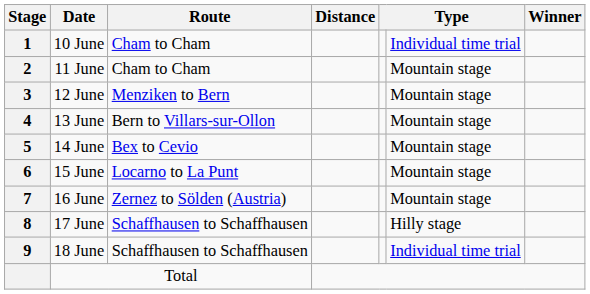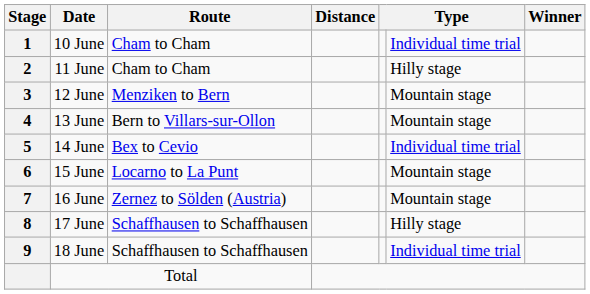(441, 69) Mountain stage -> (426, 69) Hilly stage
(441, 146) Mountain stage -> (455, 146) Individual time trial
